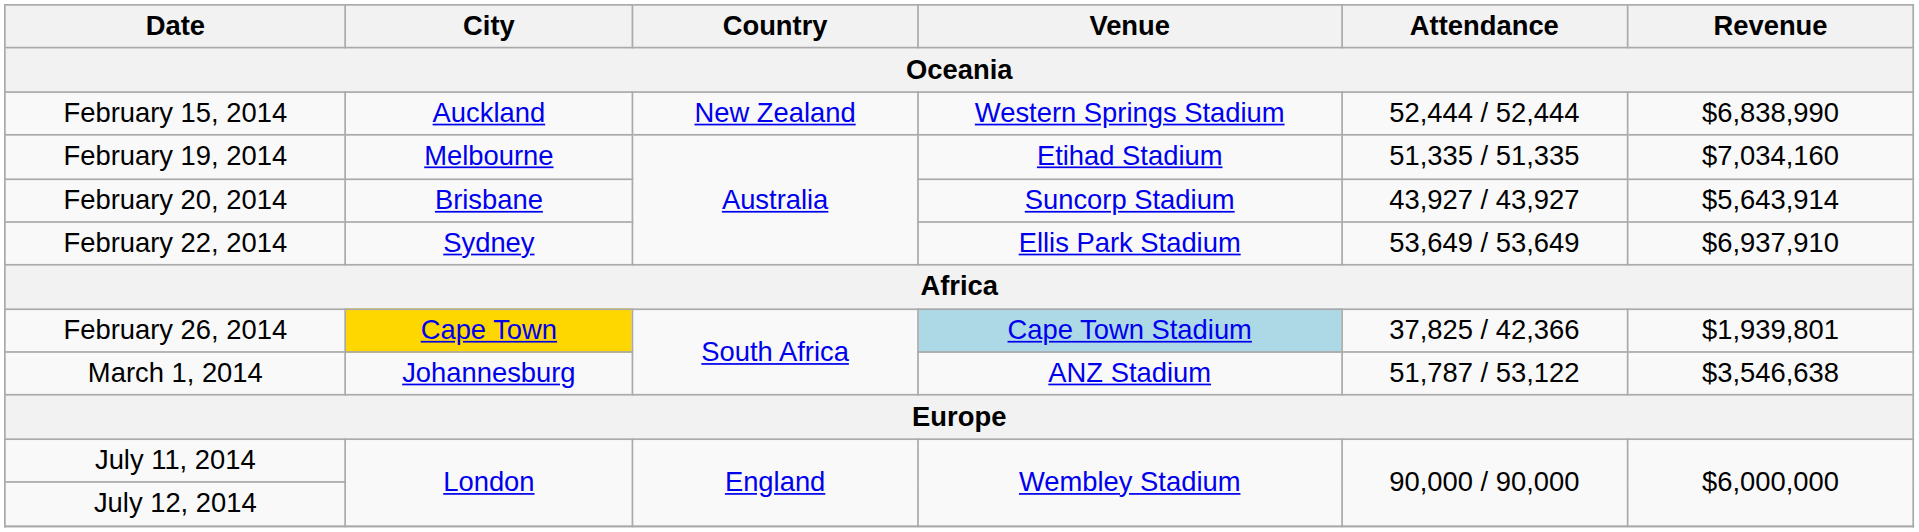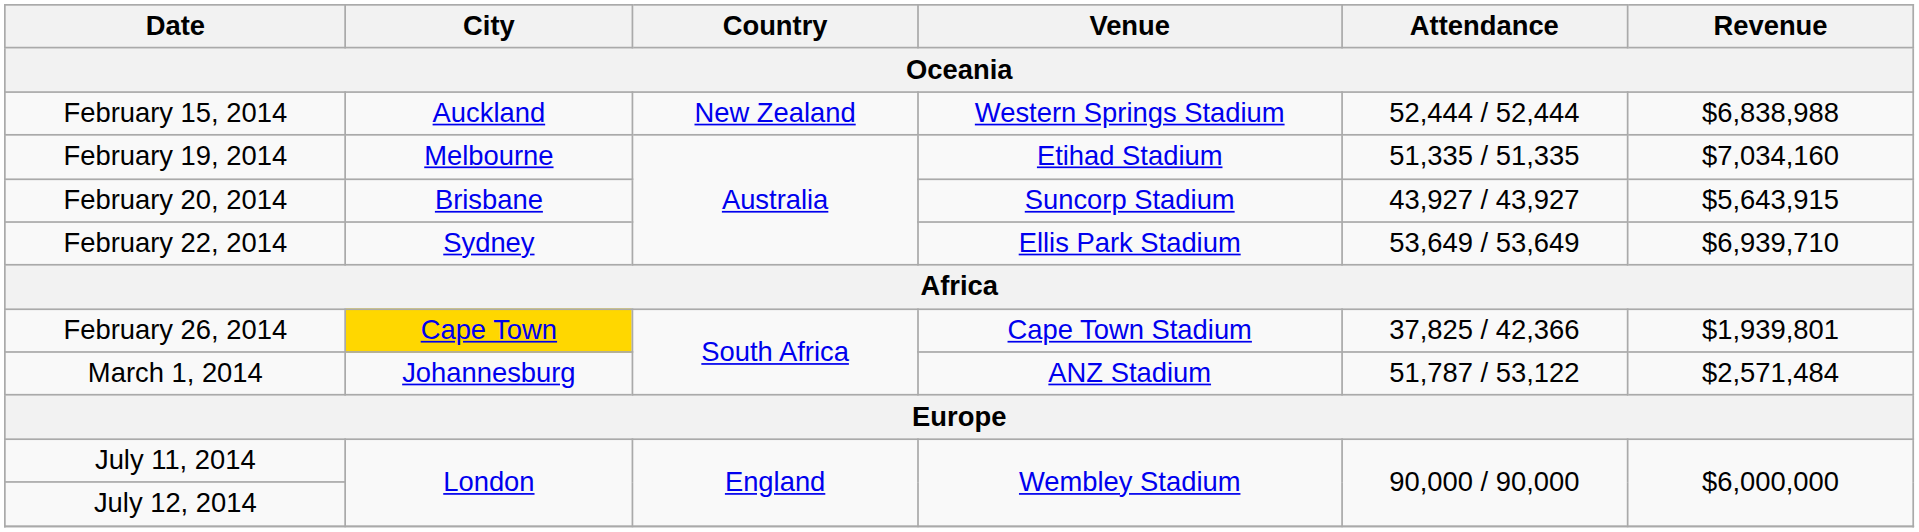(1771, 112) $6,838,990 -> (1771, 112) $6,838,988
(1771, 199) $5,643,914 -> (1771, 199) $5,643,915
(1771, 243) $6,937,910 -> (1771, 243) $6,939,710
(1130, 329) lightblue background -> (1130, 329) no background
(1771, 373) $3,546,638 -> (1771, 373) $2,571,484
